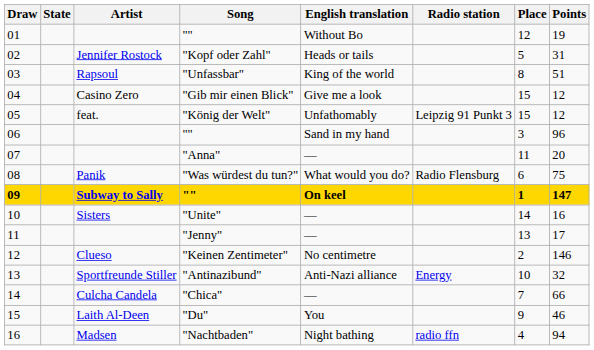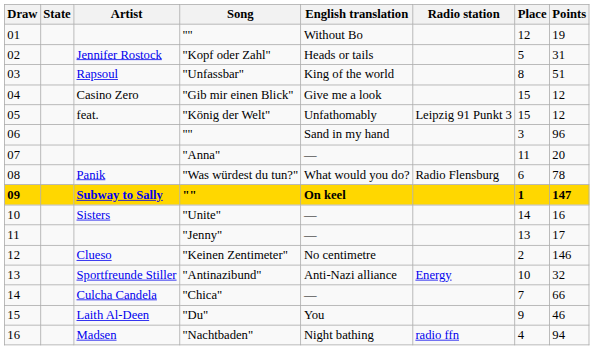(559, 174) 75 -> (559, 174) 78
